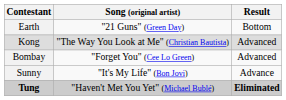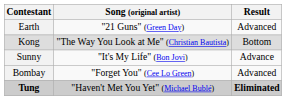(257, 27) Bottom -> (257, 27) Advanced
(257, 42) Advanced -> (257, 42) Bottom
rows swapped: (29, 57) <-> (29, 73)
